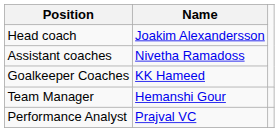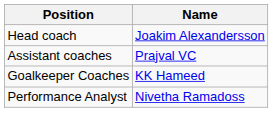(190, 55) Nivetha Ramadoss -> (166, 55) Prajval VC
- row: (51, 96)
(166, 117) Prajval VC -> (190, 96) Nivetha Ramadoss
